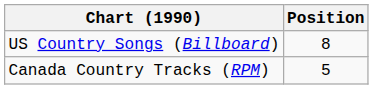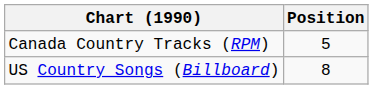rows swapped: (139, 70) <-> (144, 44)
